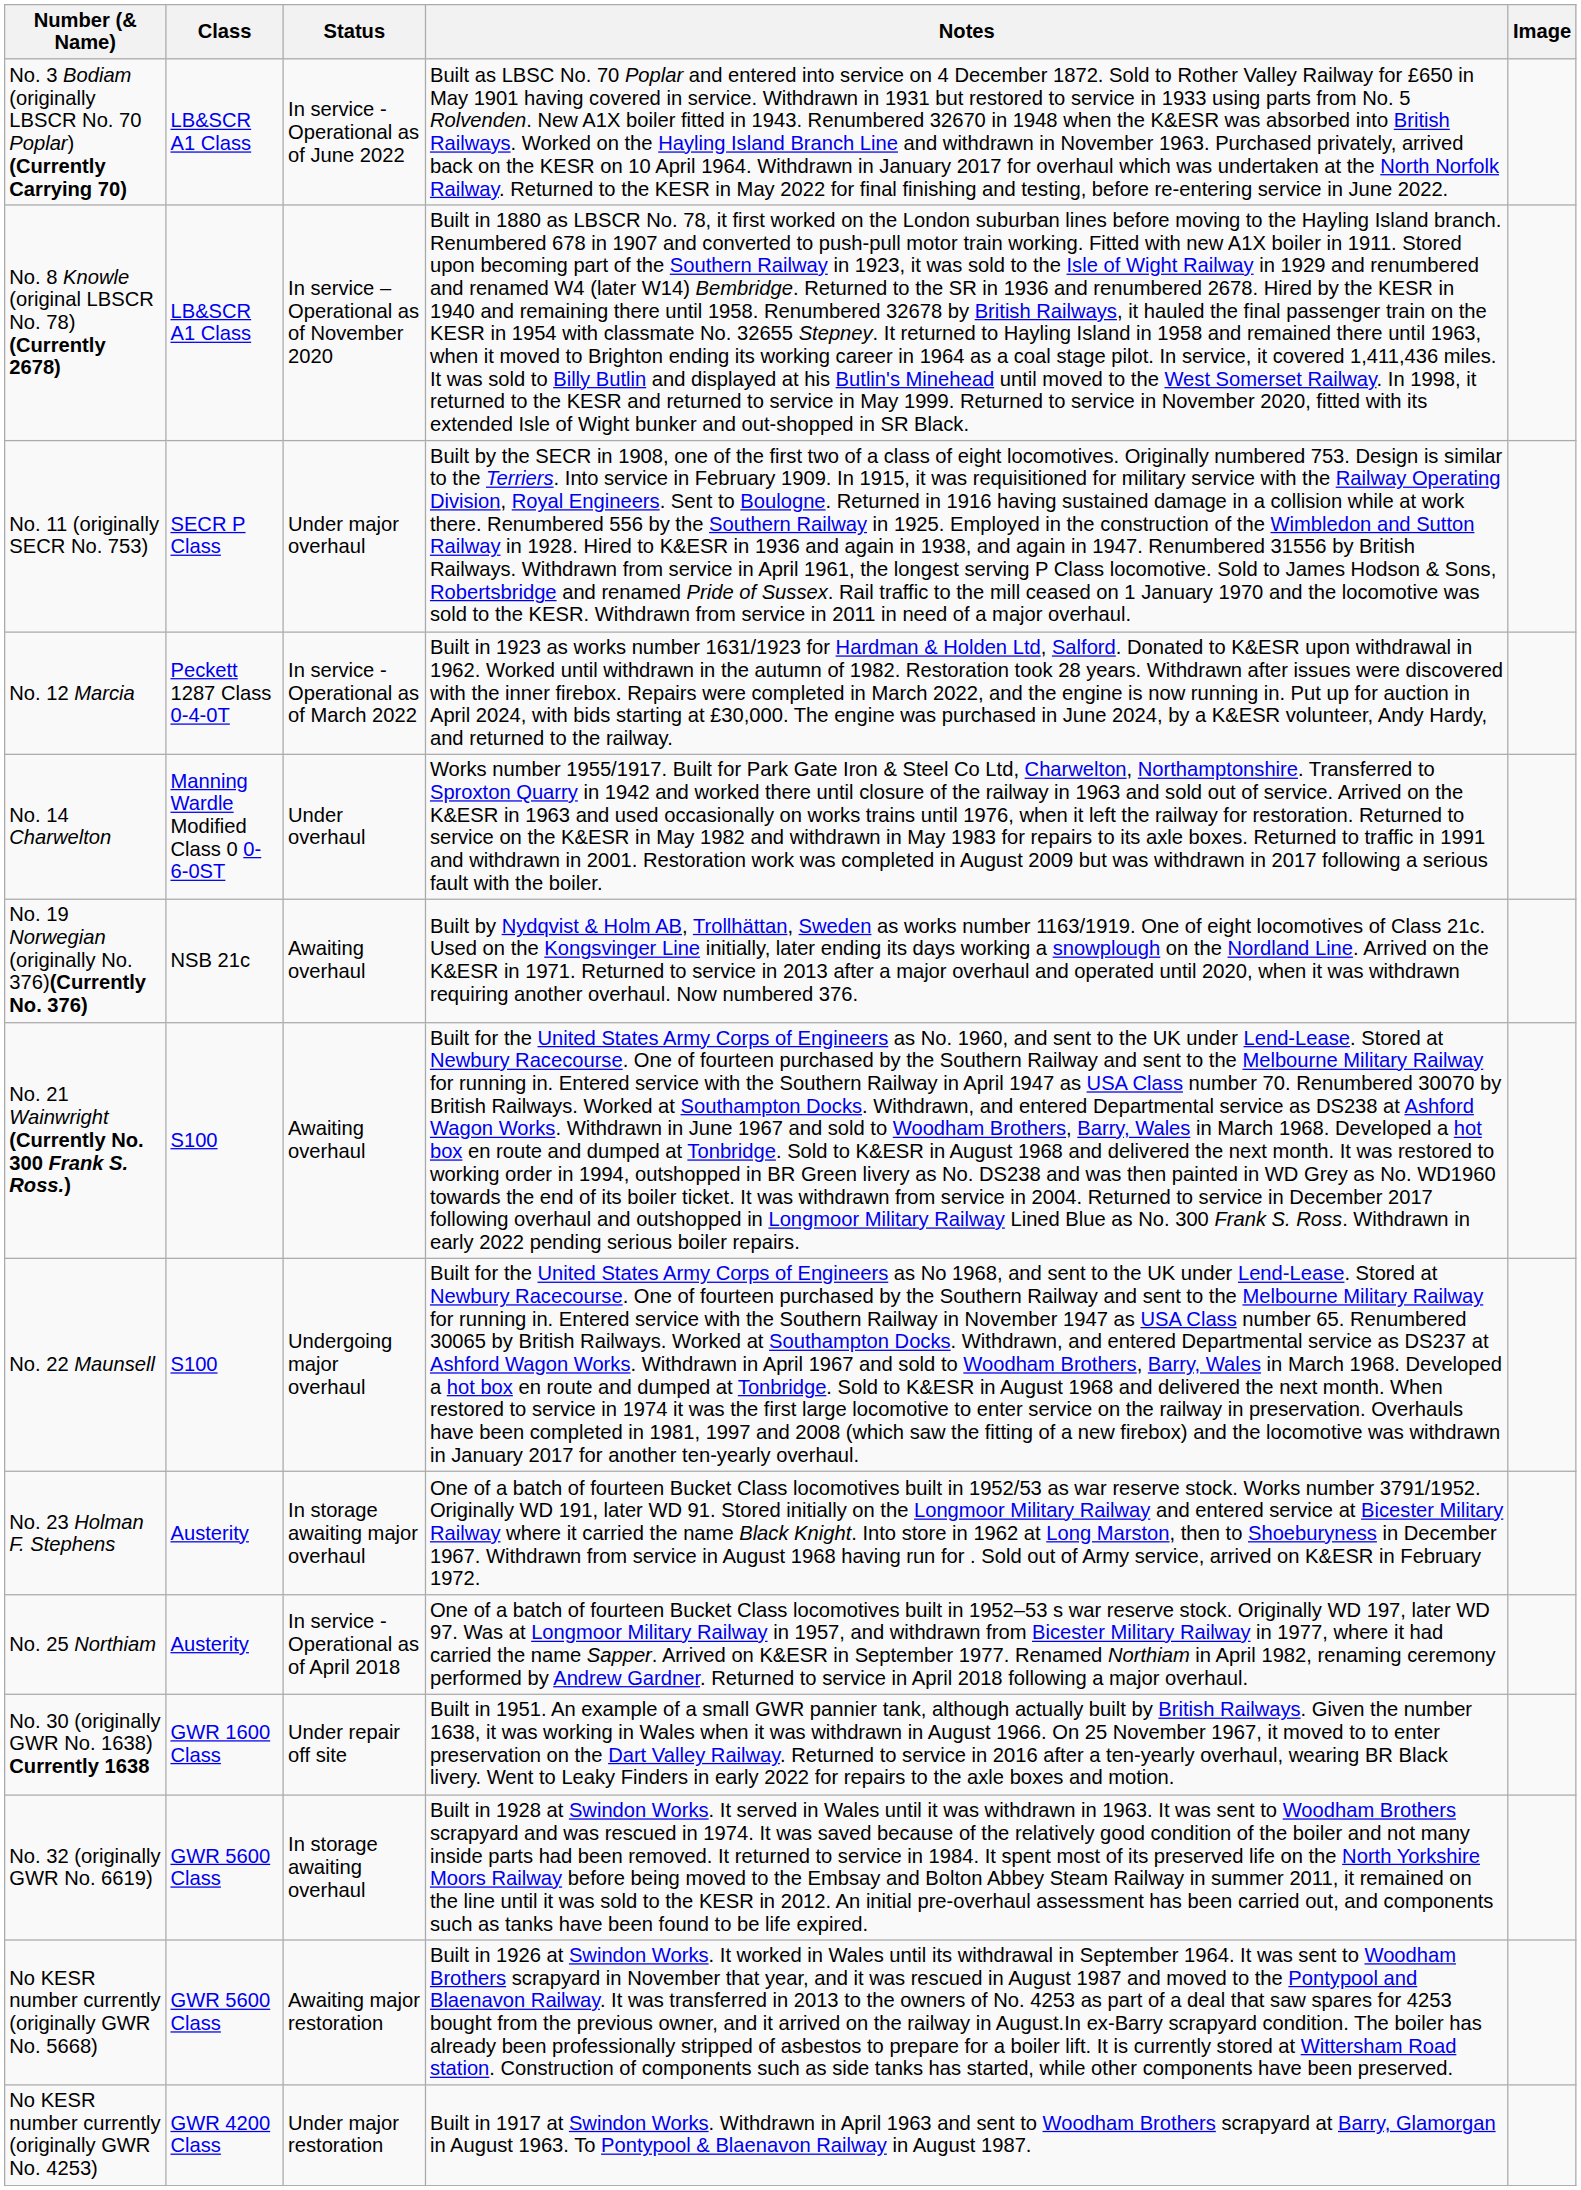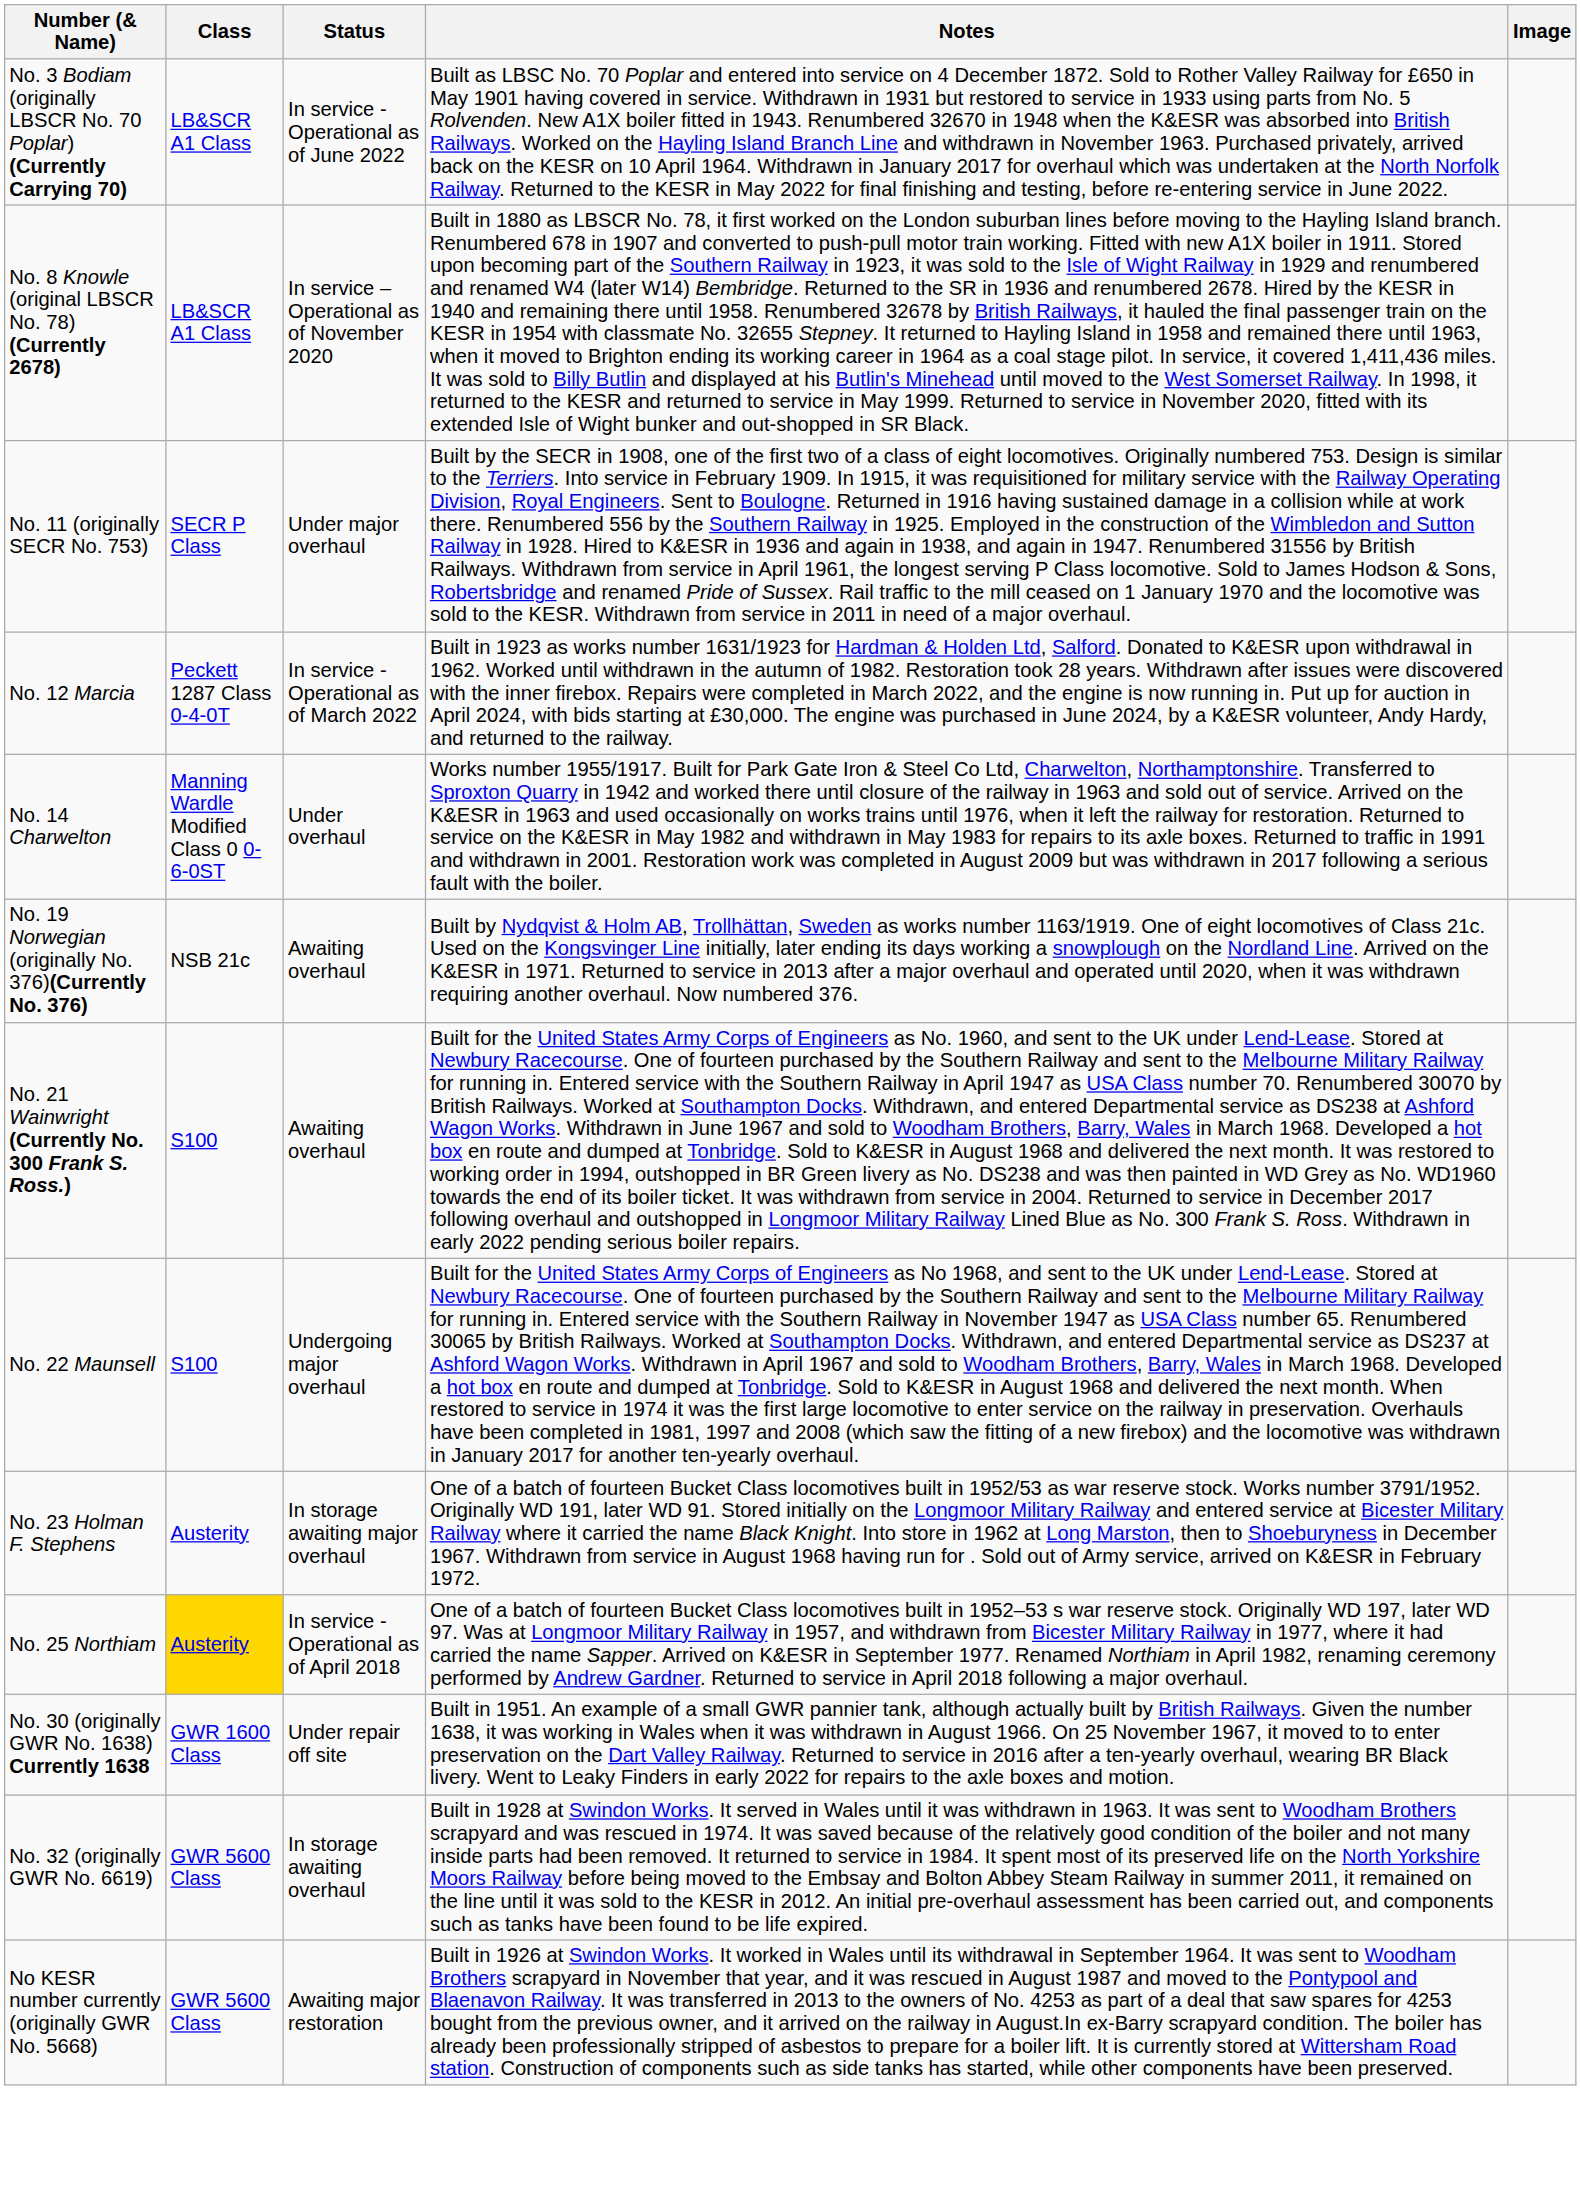(210, 1644) no background -> (210, 1644) gold background
- row: (85, 2135)
